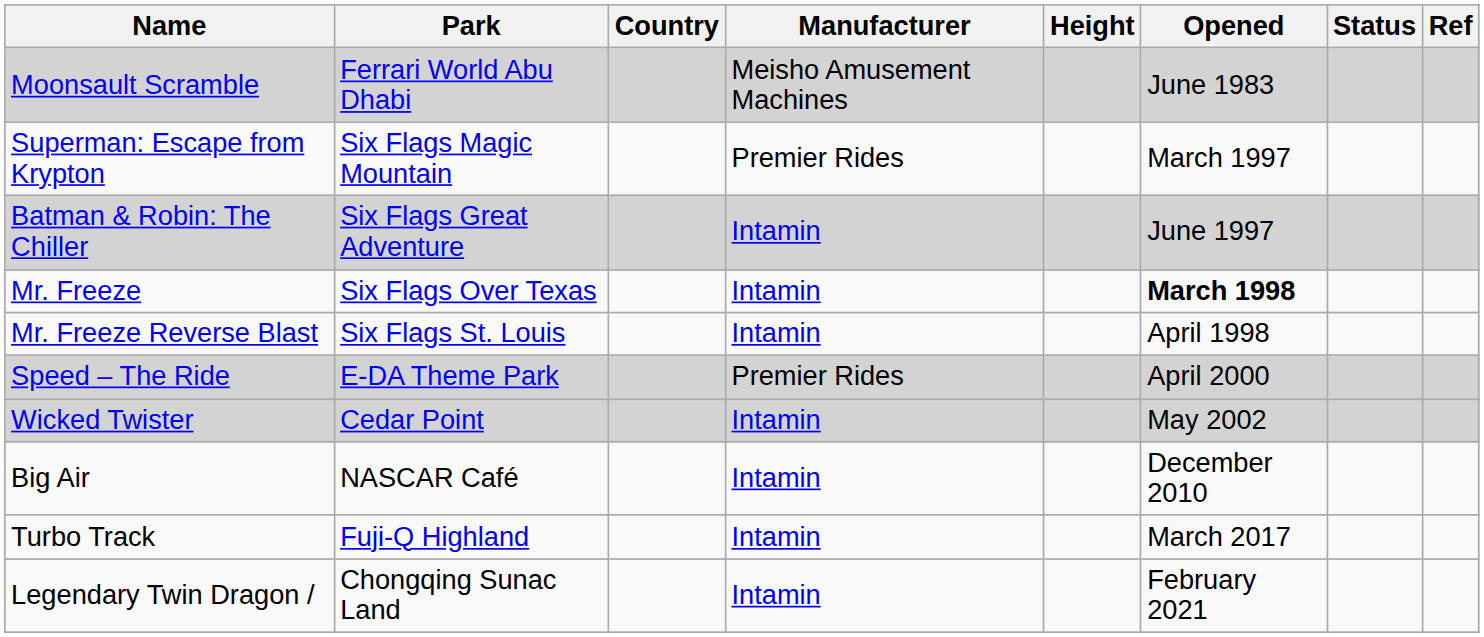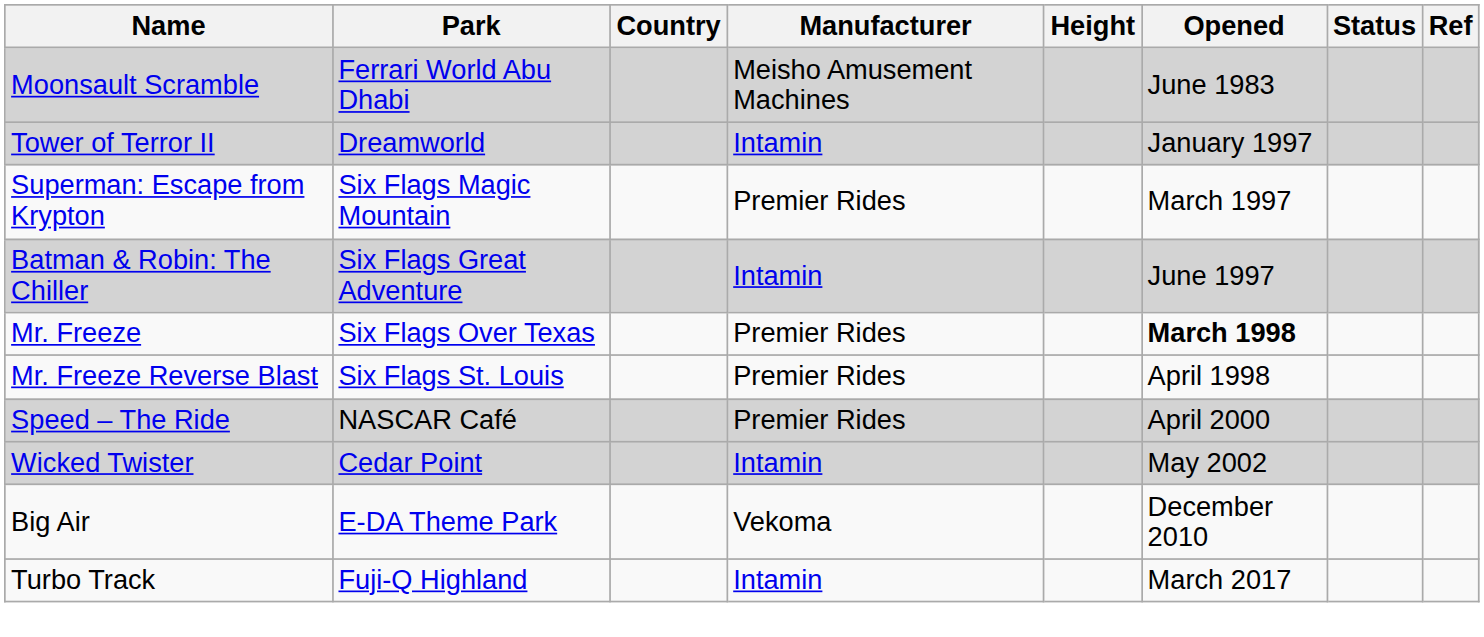+ row: (113, 142)
(776, 290) Intamin -> (819, 333) Premier Rides
(776, 333) Intamin -> (819, 376) Premier Rides
(450, 376) E-DA Theme Park -> (428, 419) NASCAR Café
(429, 478) NASCAR Café -> (448, 521) E-DA Theme Park
(776, 478) Intamin -> (782, 521) Vekoma
- row: (163, 595)
